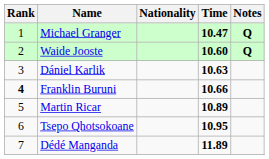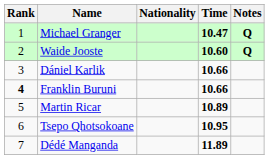(215, 70) 10.63 -> (215, 70) 10.66
